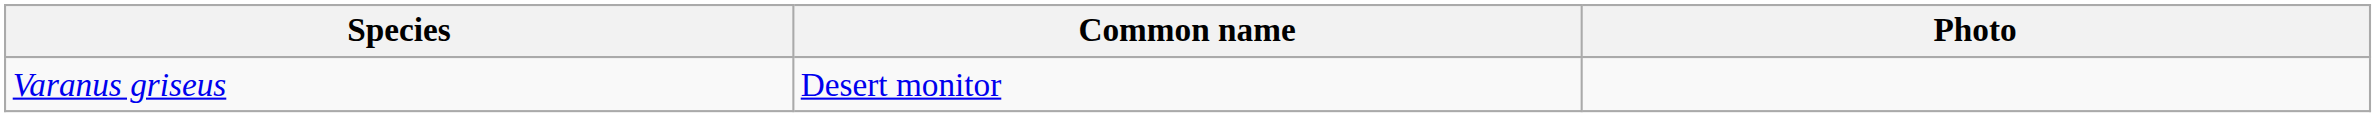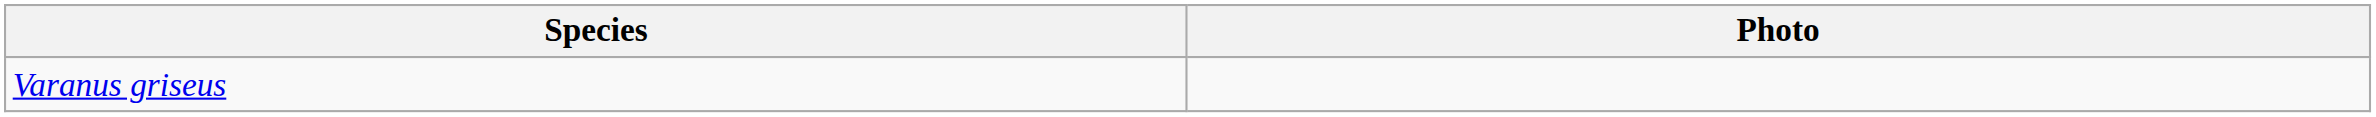- column: (1187, 30)
